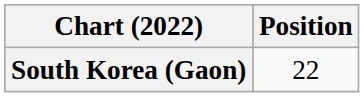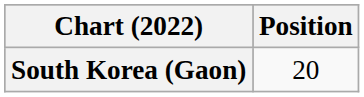(306, 69) 22 -> (306, 69) 20
